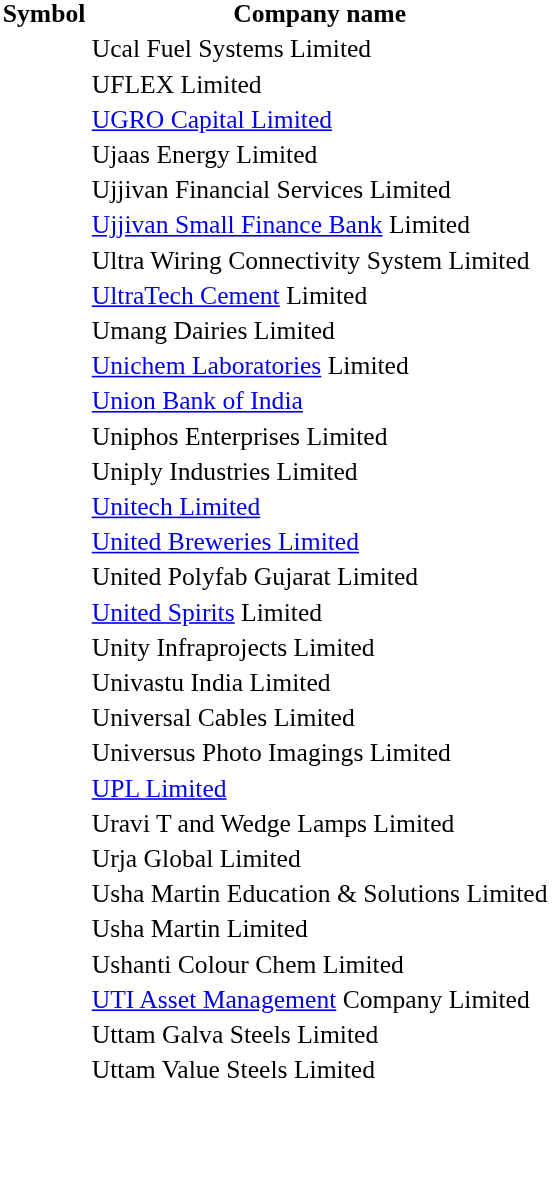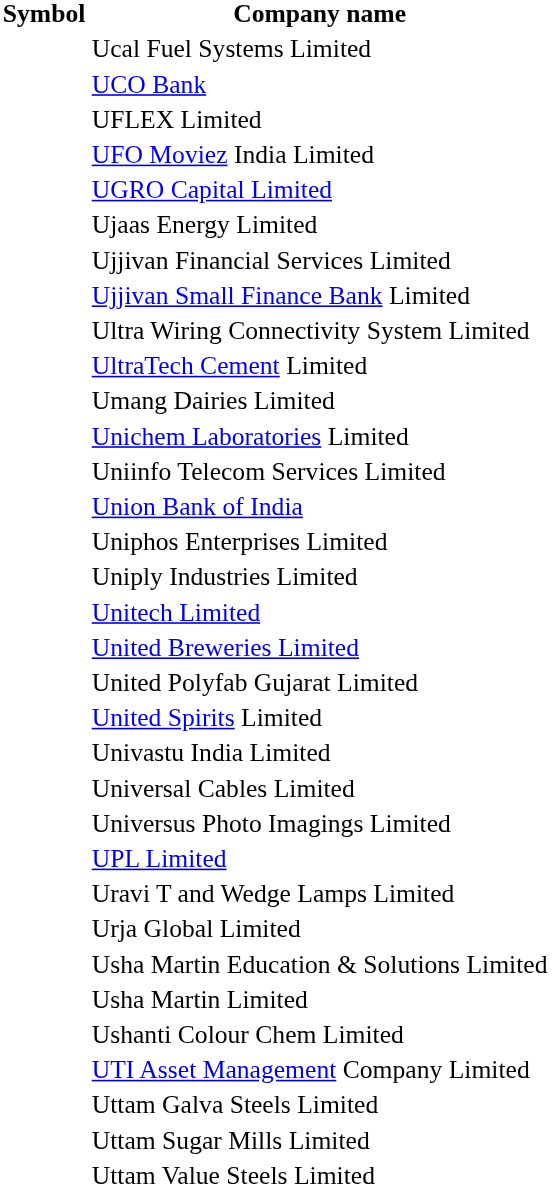+ row: (149, 84)
+ row: (233, 154)
+ row: (269, 471)
- row: (233, 647)
+ row: (231, 1140)
